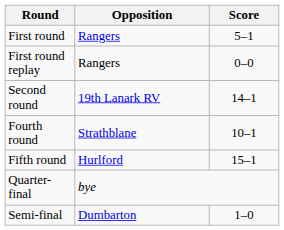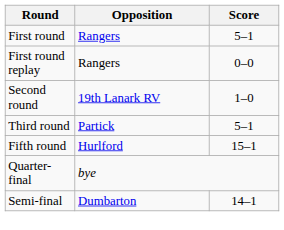(244, 97) 14–1 -> (244, 97) 1–0
+ row: (39, 125)
- row: (25, 132)
(244, 215) 1–0 -> (244, 200) 14–1
